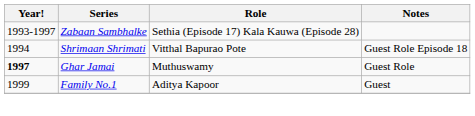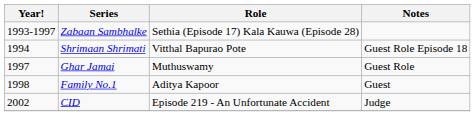(18, 66) bold -> (18, 66) normal
(18, 84) 1999 -> (18, 84) 1998
+ row: (70, 102)
